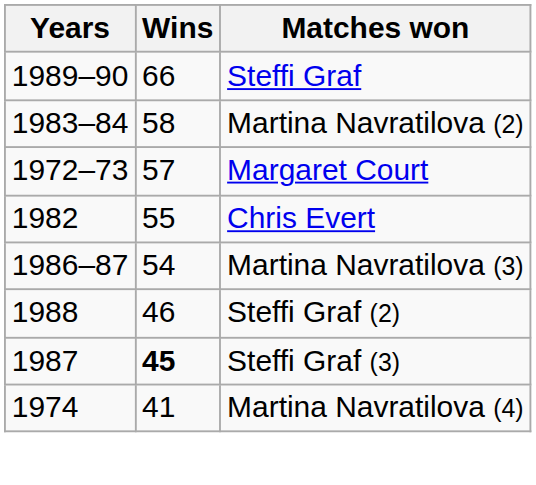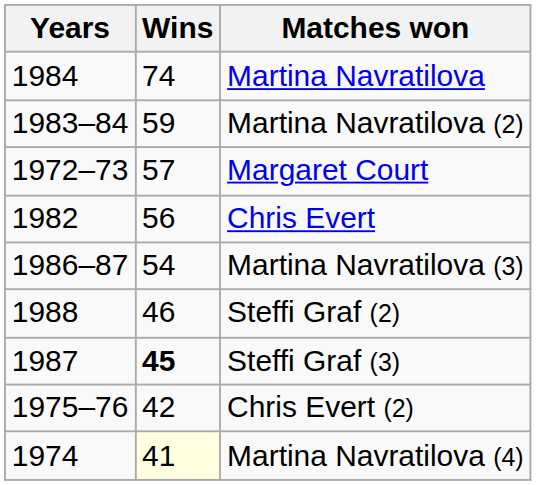+ row: (356, 75)
- row: (294, 75)
(159, 123) 58 -> (159, 123) 59
(159, 218) 55 -> (159, 218) 56
+ row: (320, 407)
(159, 407) no background -> (159, 455) lightyellow background
